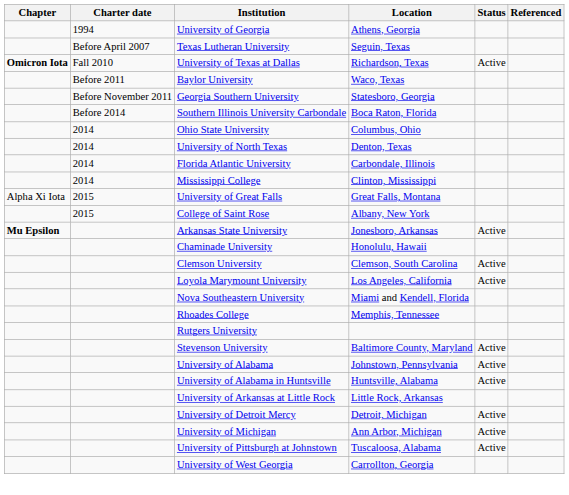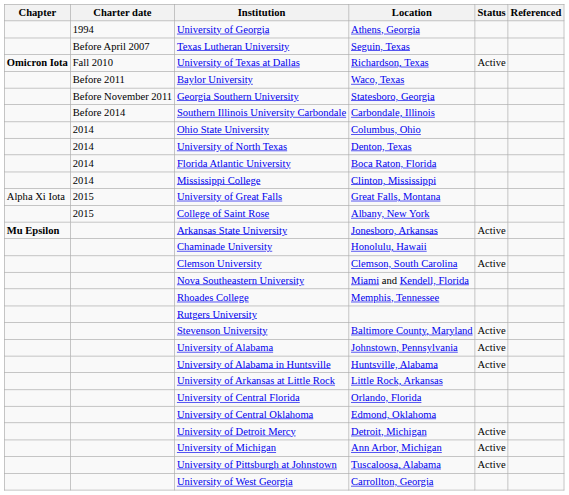(394, 113) Boca Raton, Florida -> (393, 113) Carbondale, Illinois
(393, 163) Carbondale, Illinois -> (394, 163) Boca Raton, Florida
- row: (242, 280)
+ row: (238, 398)
+ row: (245, 414)
